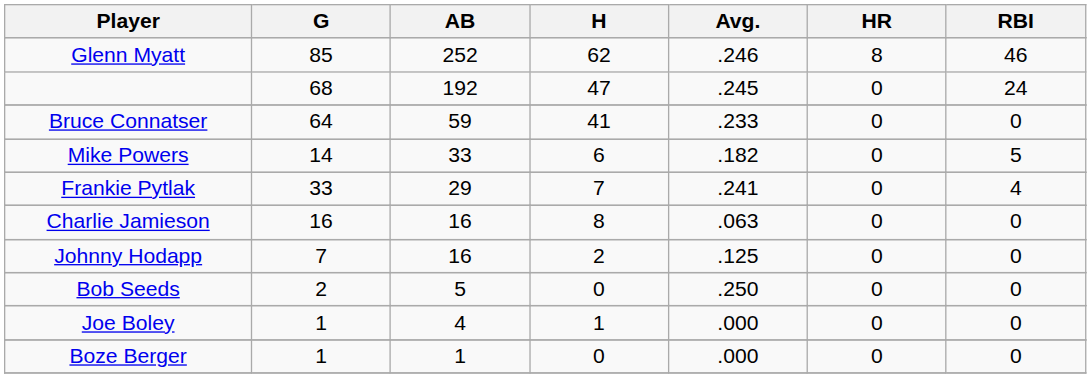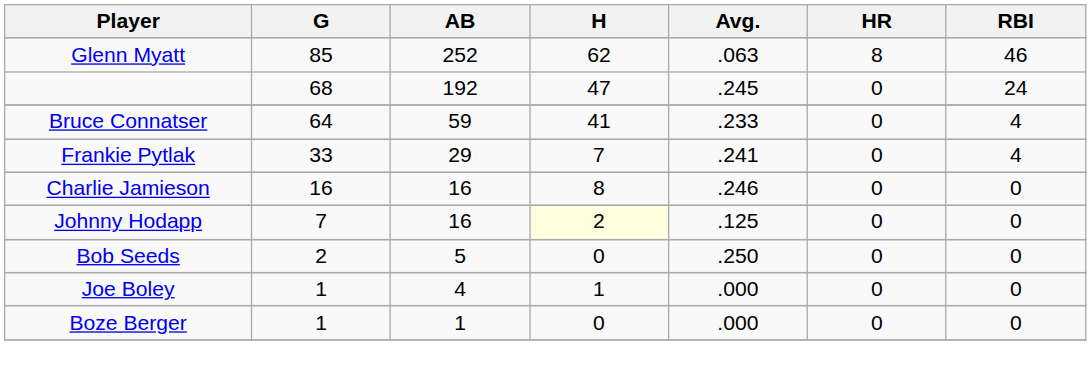(738, 54) .246 -> (738, 54) .063
(1016, 121) 0 -> (1016, 121) 4
- row: (128, 155)
(738, 222) .063 -> (738, 188) .246
(599, 255) no background -> (599, 222) lightyellow background
